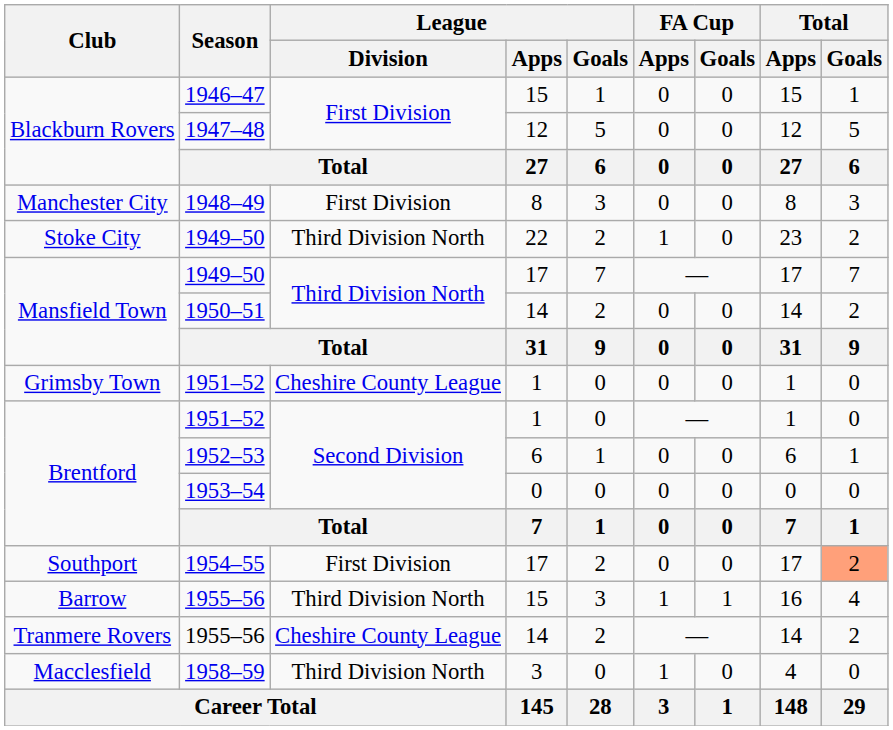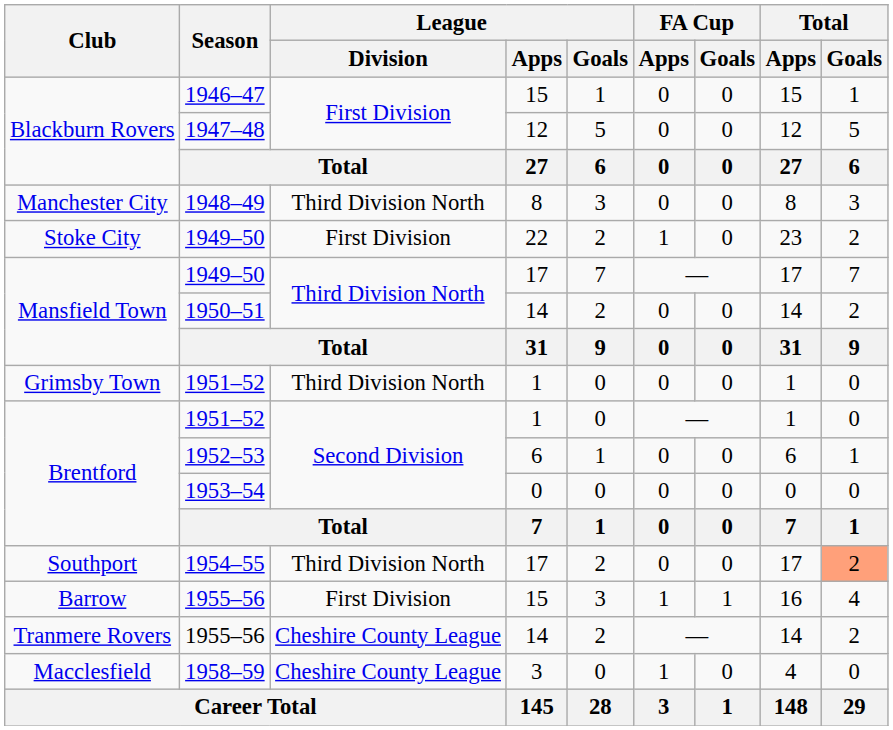(388, 202) First Division -> (388, 202) Third Division North
(388, 238) Third Division North -> (388, 238) First Division
(388, 382) Cheshire County League -> (388, 382) Third Division North
(388, 563) First Division -> (388, 563) Third Division North
(388, 599) Third Division North -> (388, 599) First Division
(388, 671) Third Division North -> (388, 671) Cheshire County League
